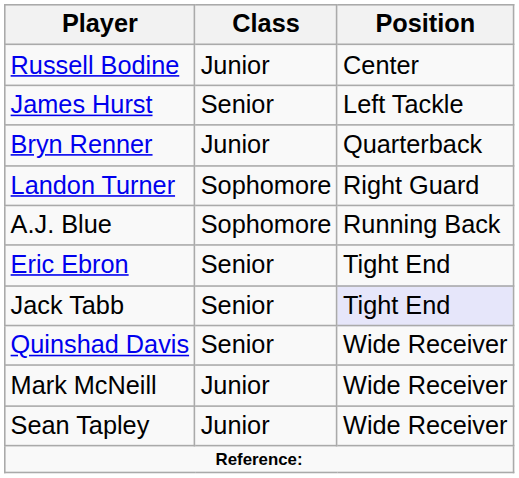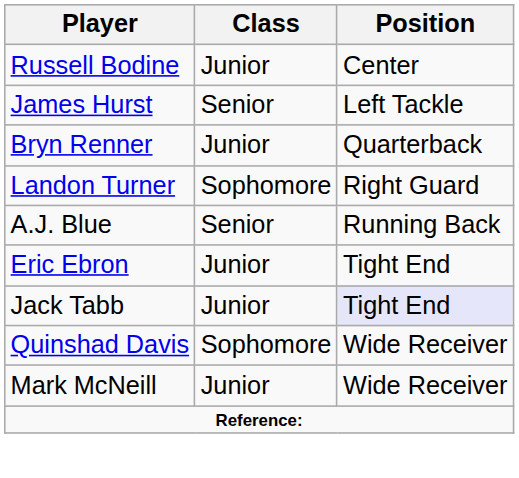(266, 225) Sophomore -> (237, 225) Senior
(237, 265) Senior -> (235, 265) Junior
(237, 305) Senior -> (235, 305) Junior
(237, 345) Senior -> (266, 345) Sophomore
- row: (80, 425)
